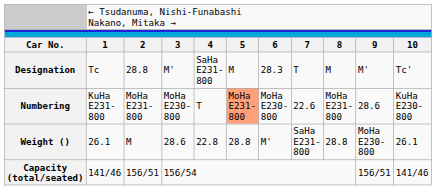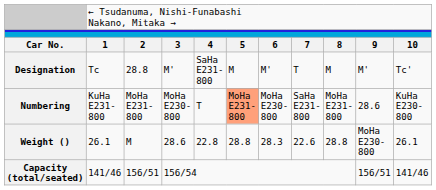(272, 70) 28.3 -> (266, 70) M'
(304, 106) 22.6 -> (307, 106) SaHa E231-800
(266, 142) M' -> (272, 142) 28.3
(307, 142) SaHa E231-800 -> (304, 142) 22.6
